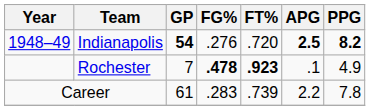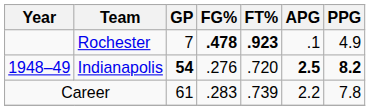rows swapped: (120, 43) <-> (114, 68)
